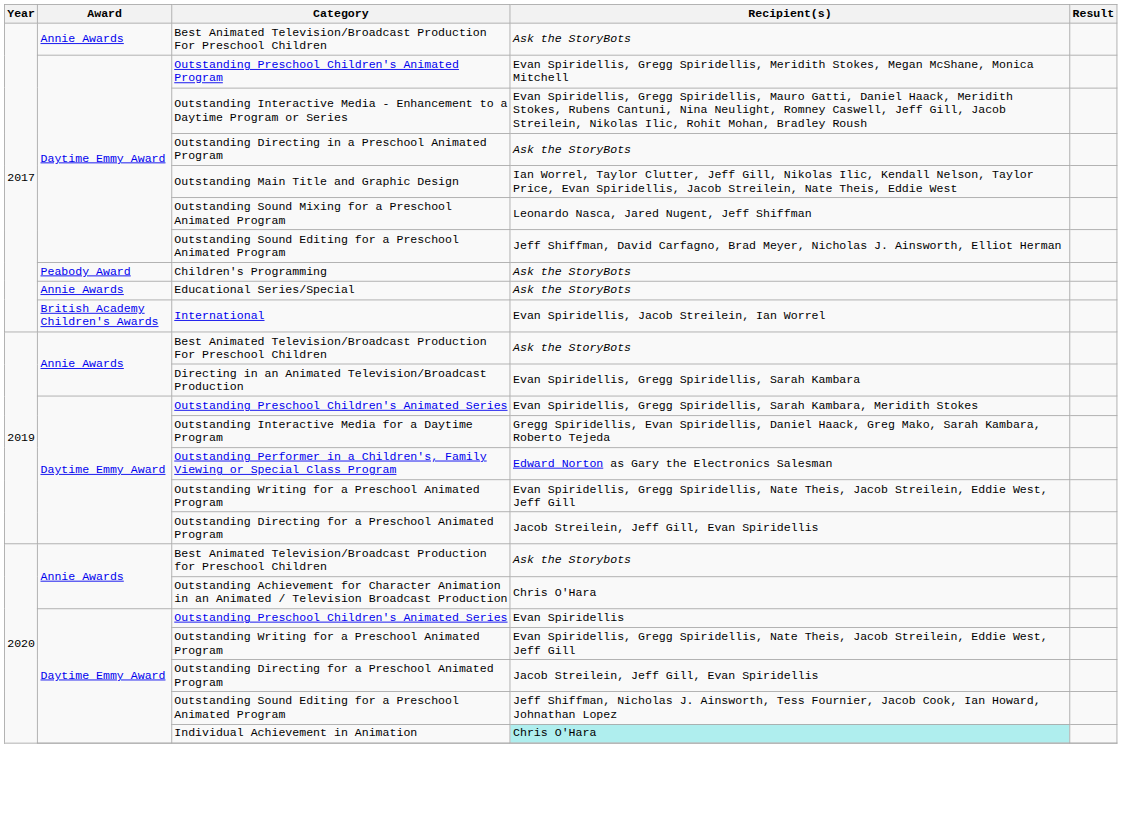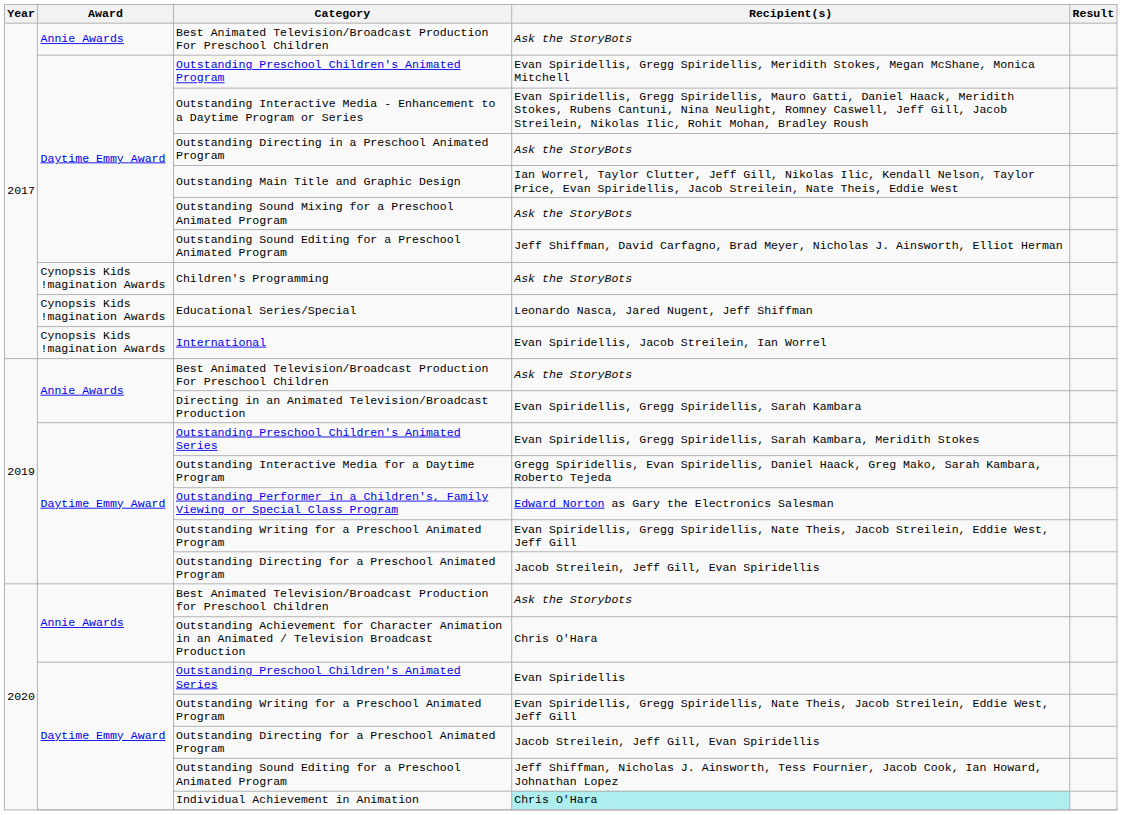(662, 214) Leonardo Nasca, Jared Nugent, Jeff Shiffman -> (573, 214) Ask the StoryBots
(86, 272) Peabody Award -> (103, 278) Cynopsis Kids !magination Awards
(82, 290) Annie Awards -> (103, 310) Cynopsis Kids !magination Awards
(572, 290) Ask the StoryBots -> (664, 310) Leonardo Nasca, Jared Nugent, Jeff Shiffman
(100, 316) British Academy Children's Awards -> (103, 343) Cynopsis Kids !magination Awards
